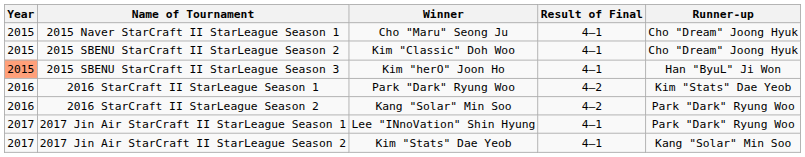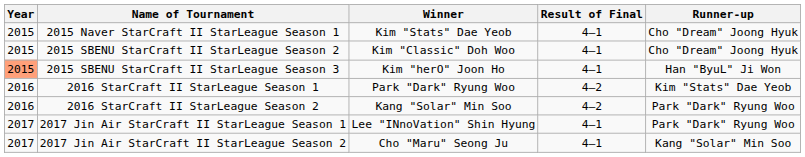(443, 32) Cho "Maru" Seong Ju -> (443, 32) Kim "Stats" Dae Yeob
(443, 143) Kim "Stats" Dae Yeob -> (443, 143) Cho "Maru" Seong Ju
